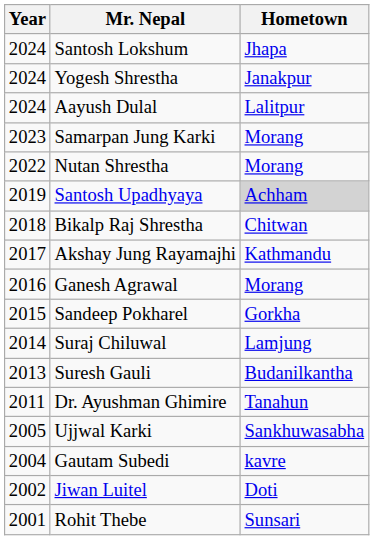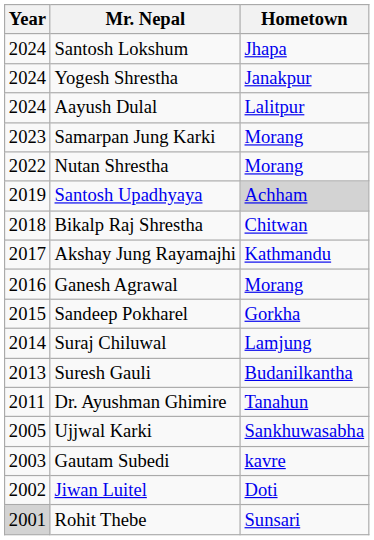(27, 460) 2004 -> (27, 460) 2003
(27, 519) no background -> (27, 519) lightgrey background
